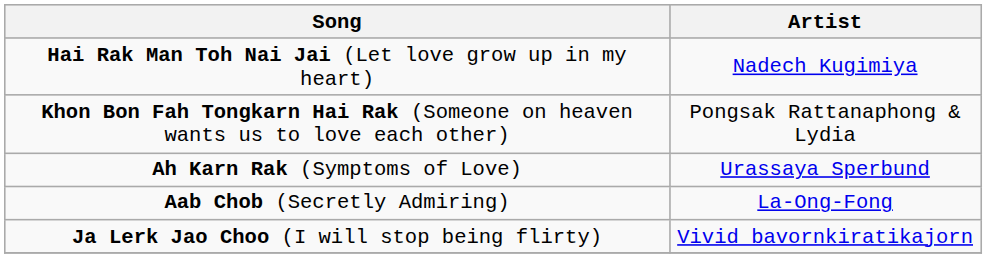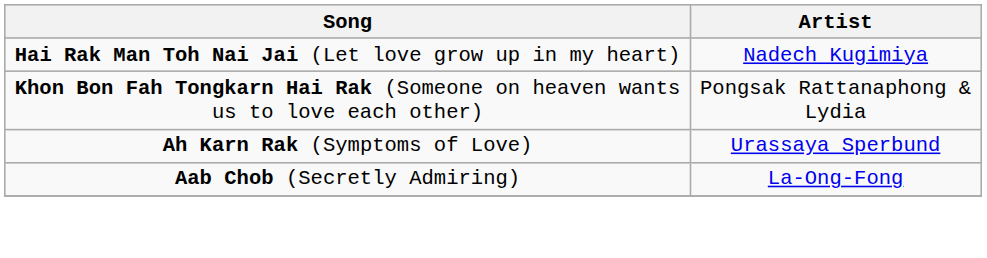- row: (337, 236)
